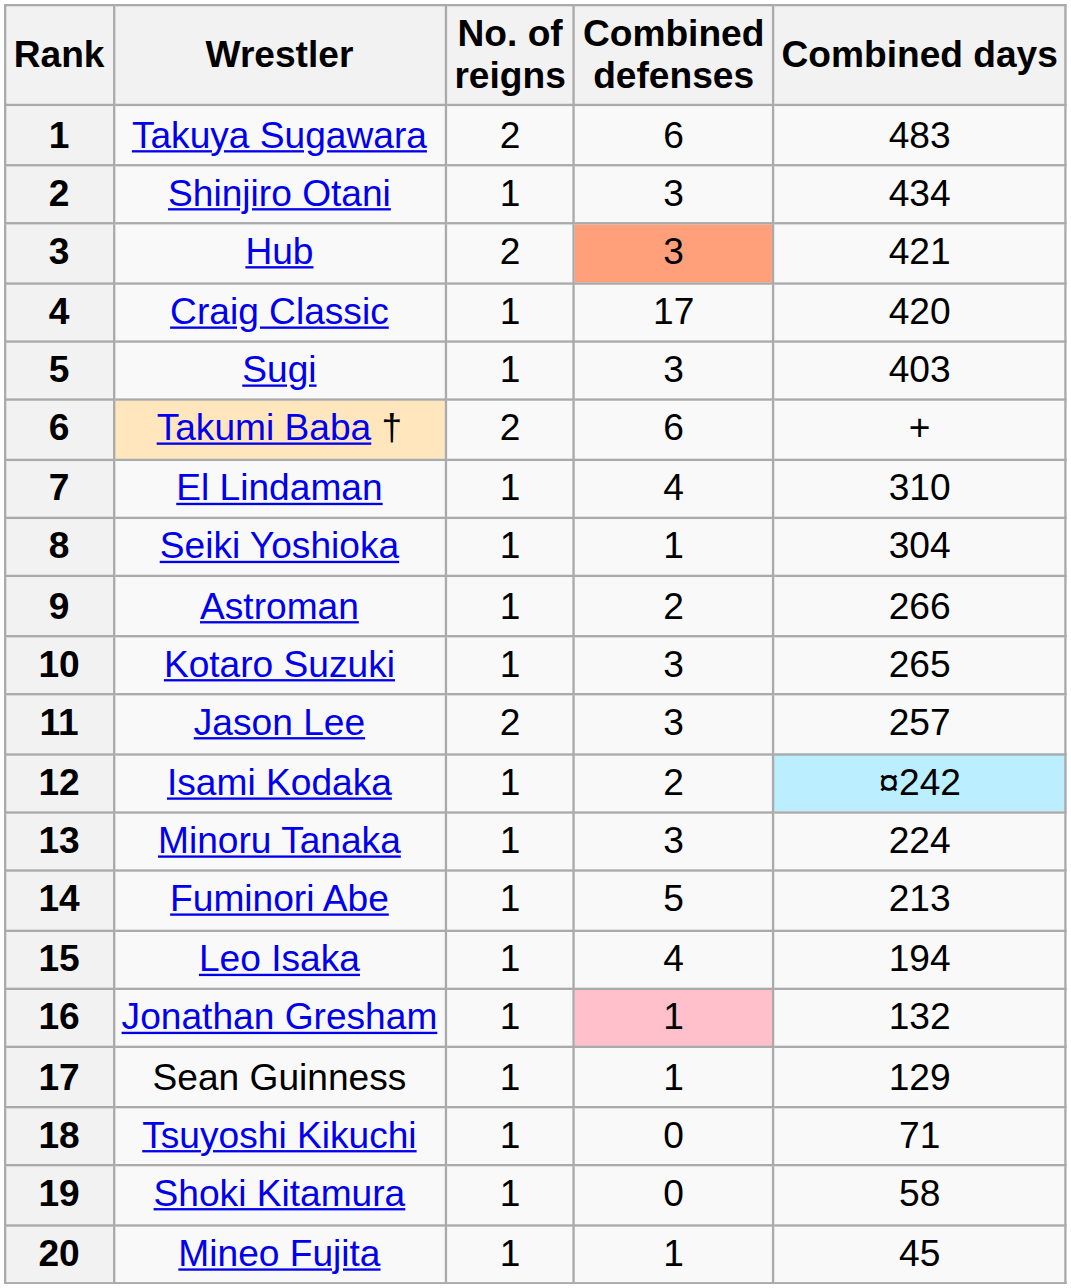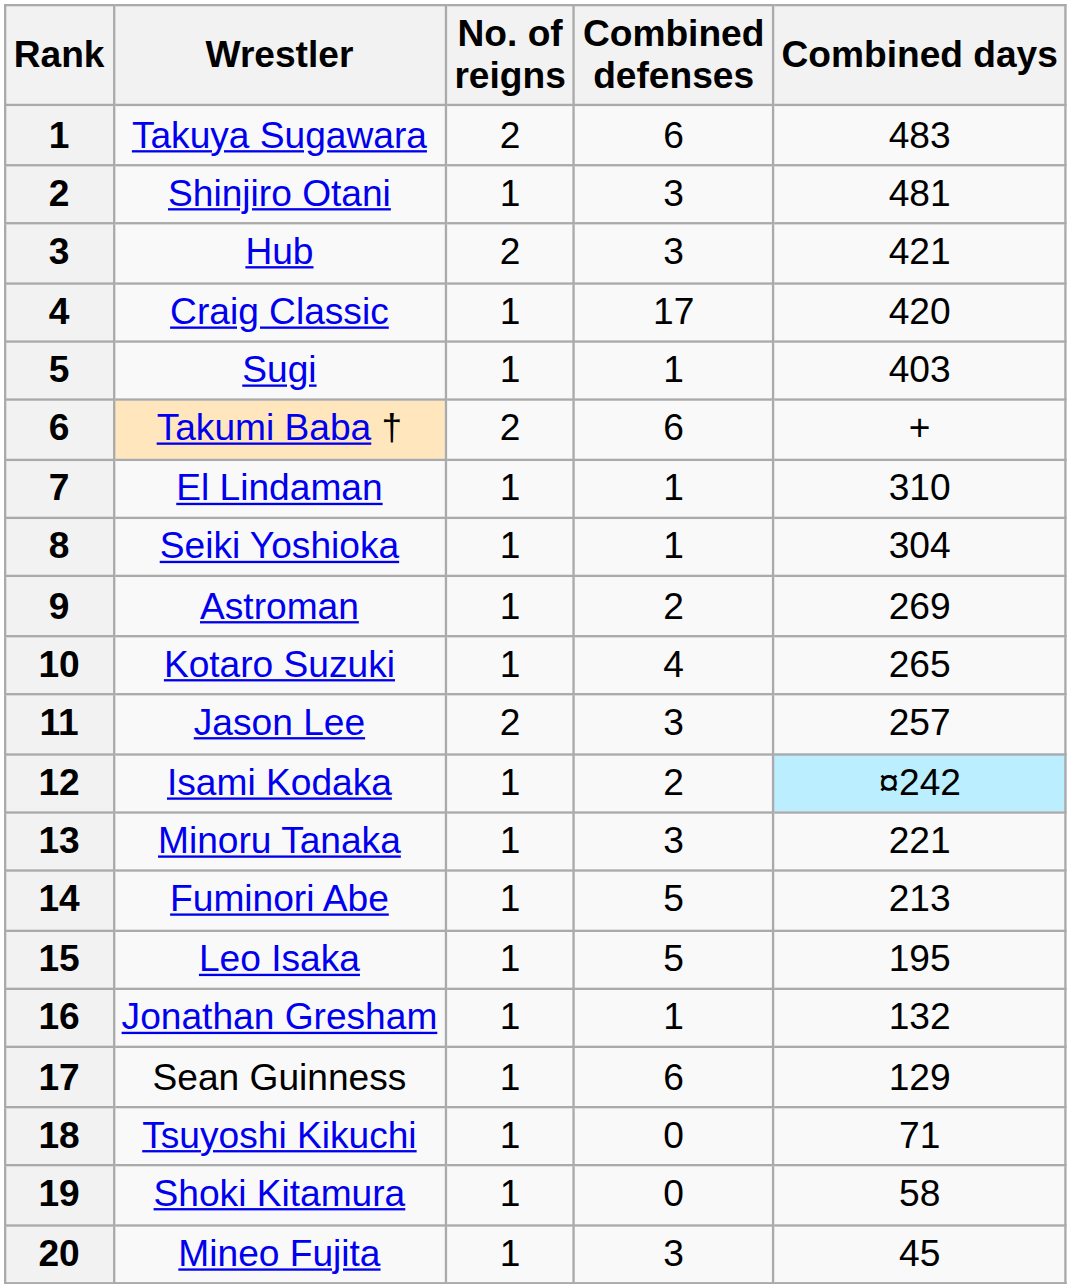(920, 193) 434 -> (920, 193) 481
(674, 252) lightsalmon background -> (674, 252) no background
(674, 370) 3 -> (674, 370) 1
(674, 487) 4 -> (674, 487) 1
(920, 605) 266 -> (920, 605) 269
(674, 664) 3 -> (674, 664) 4
(920, 841) 224 -> (920, 841) 221
(674, 958) 4 -> (674, 958) 5
(920, 958) 194 -> (920, 958) 195
(674, 1017) pink background -> (674, 1017) no background
(674, 1076) 1 -> (674, 1076) 6
(674, 1253) 1 -> (674, 1253) 3
